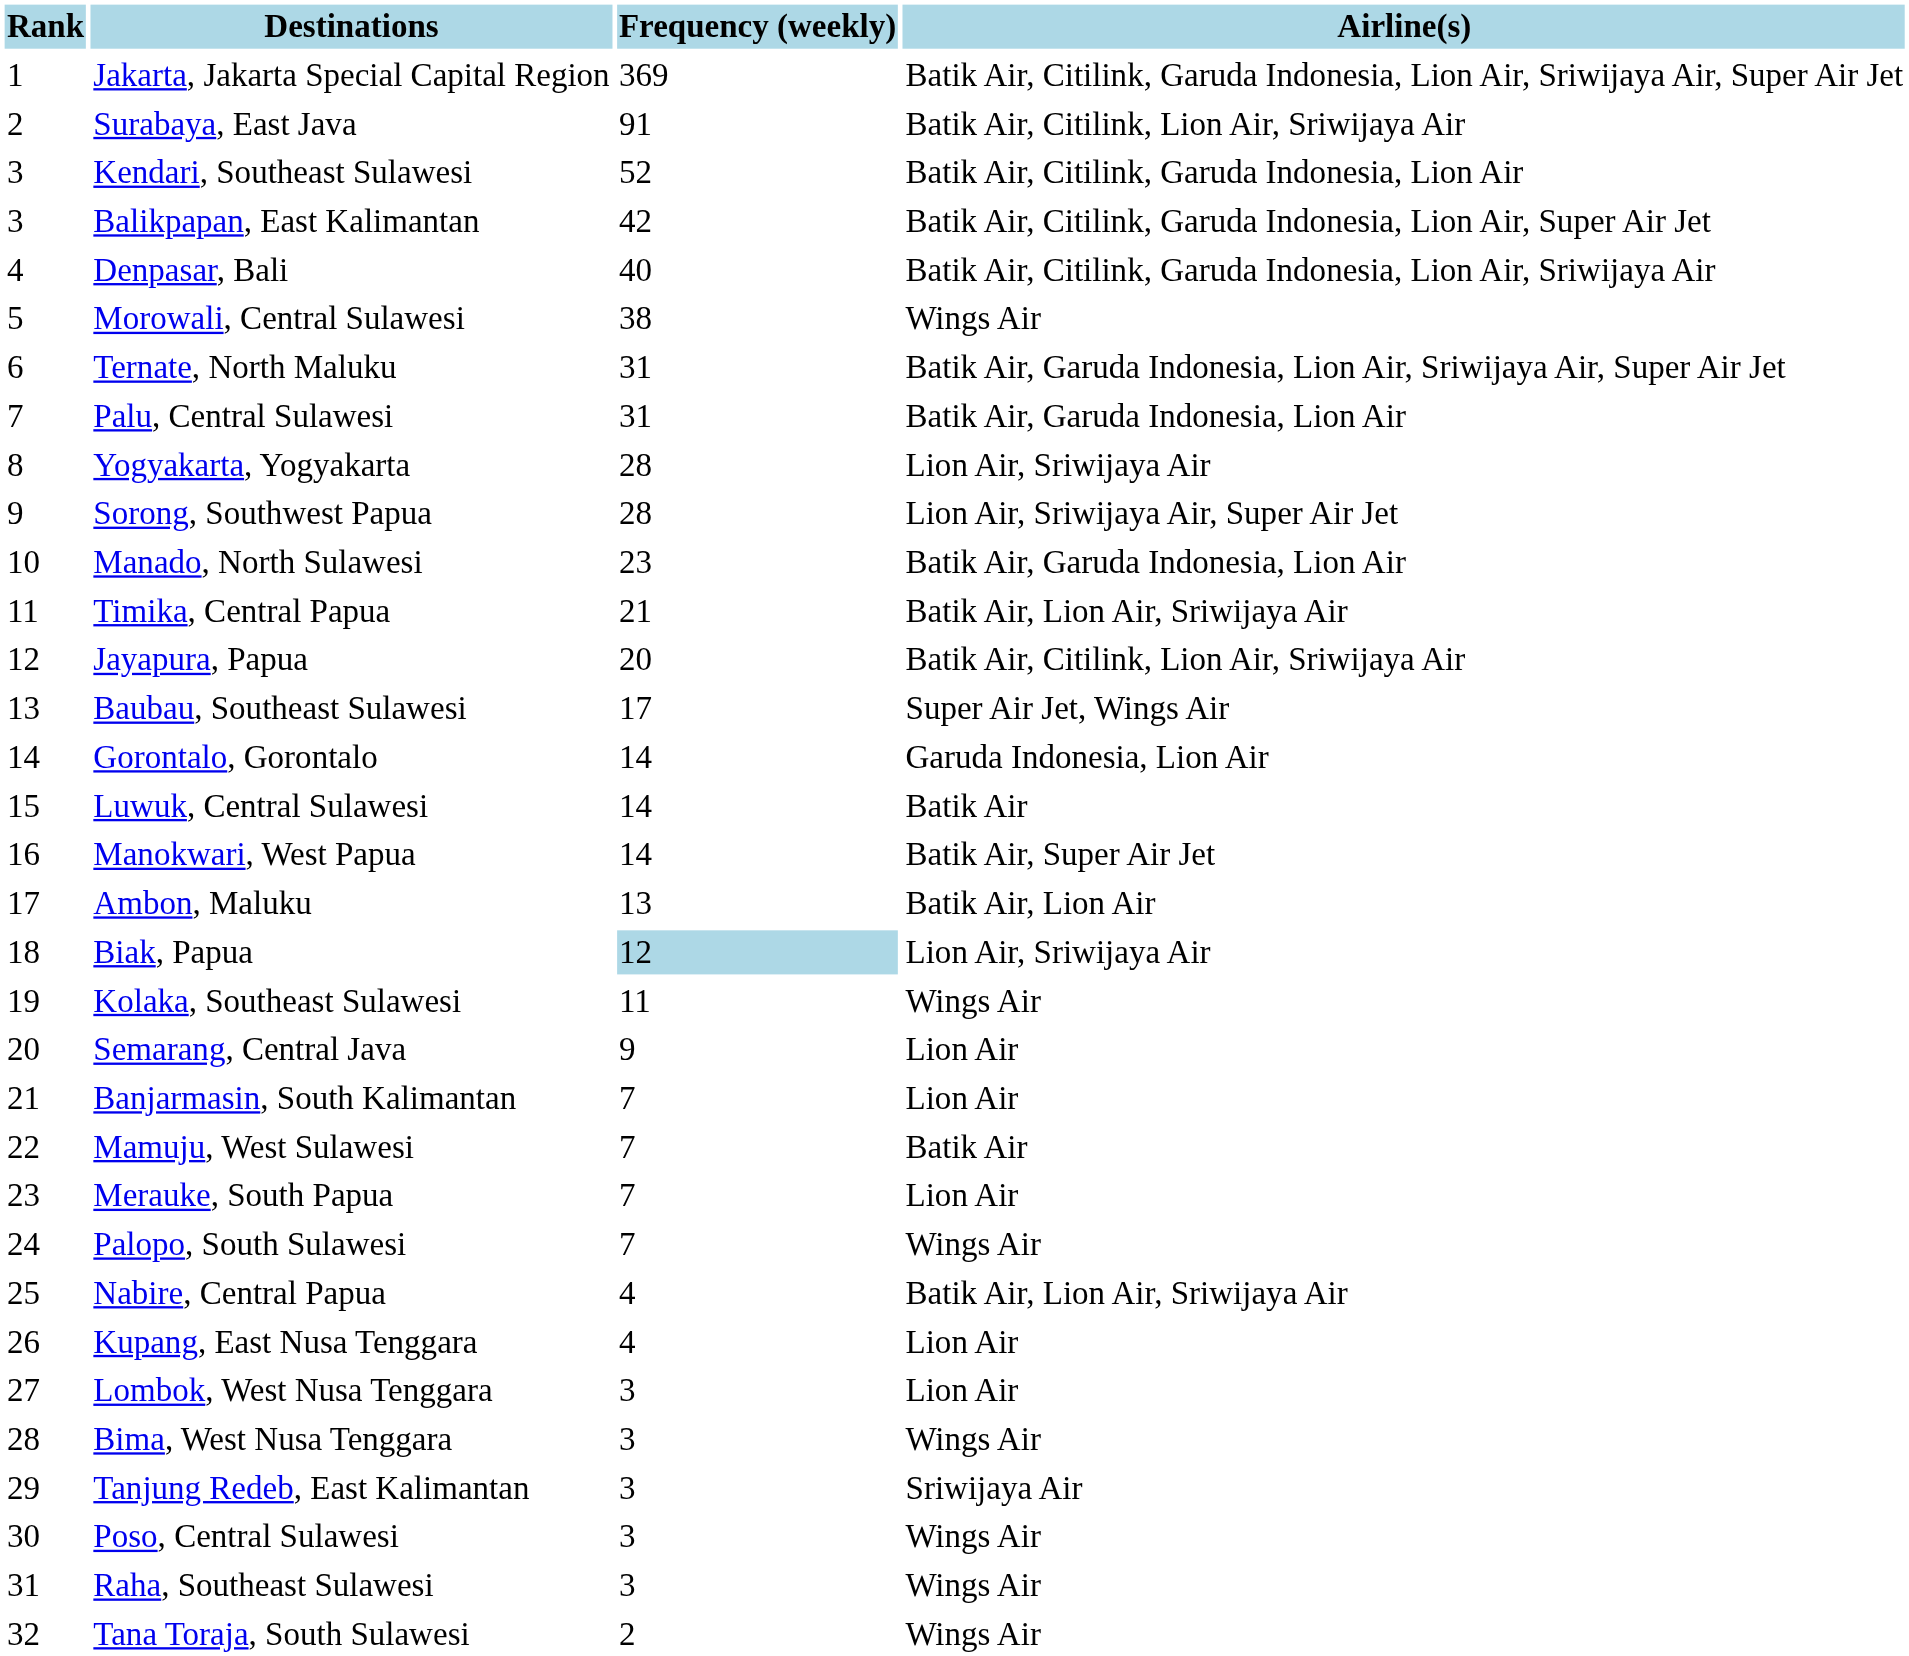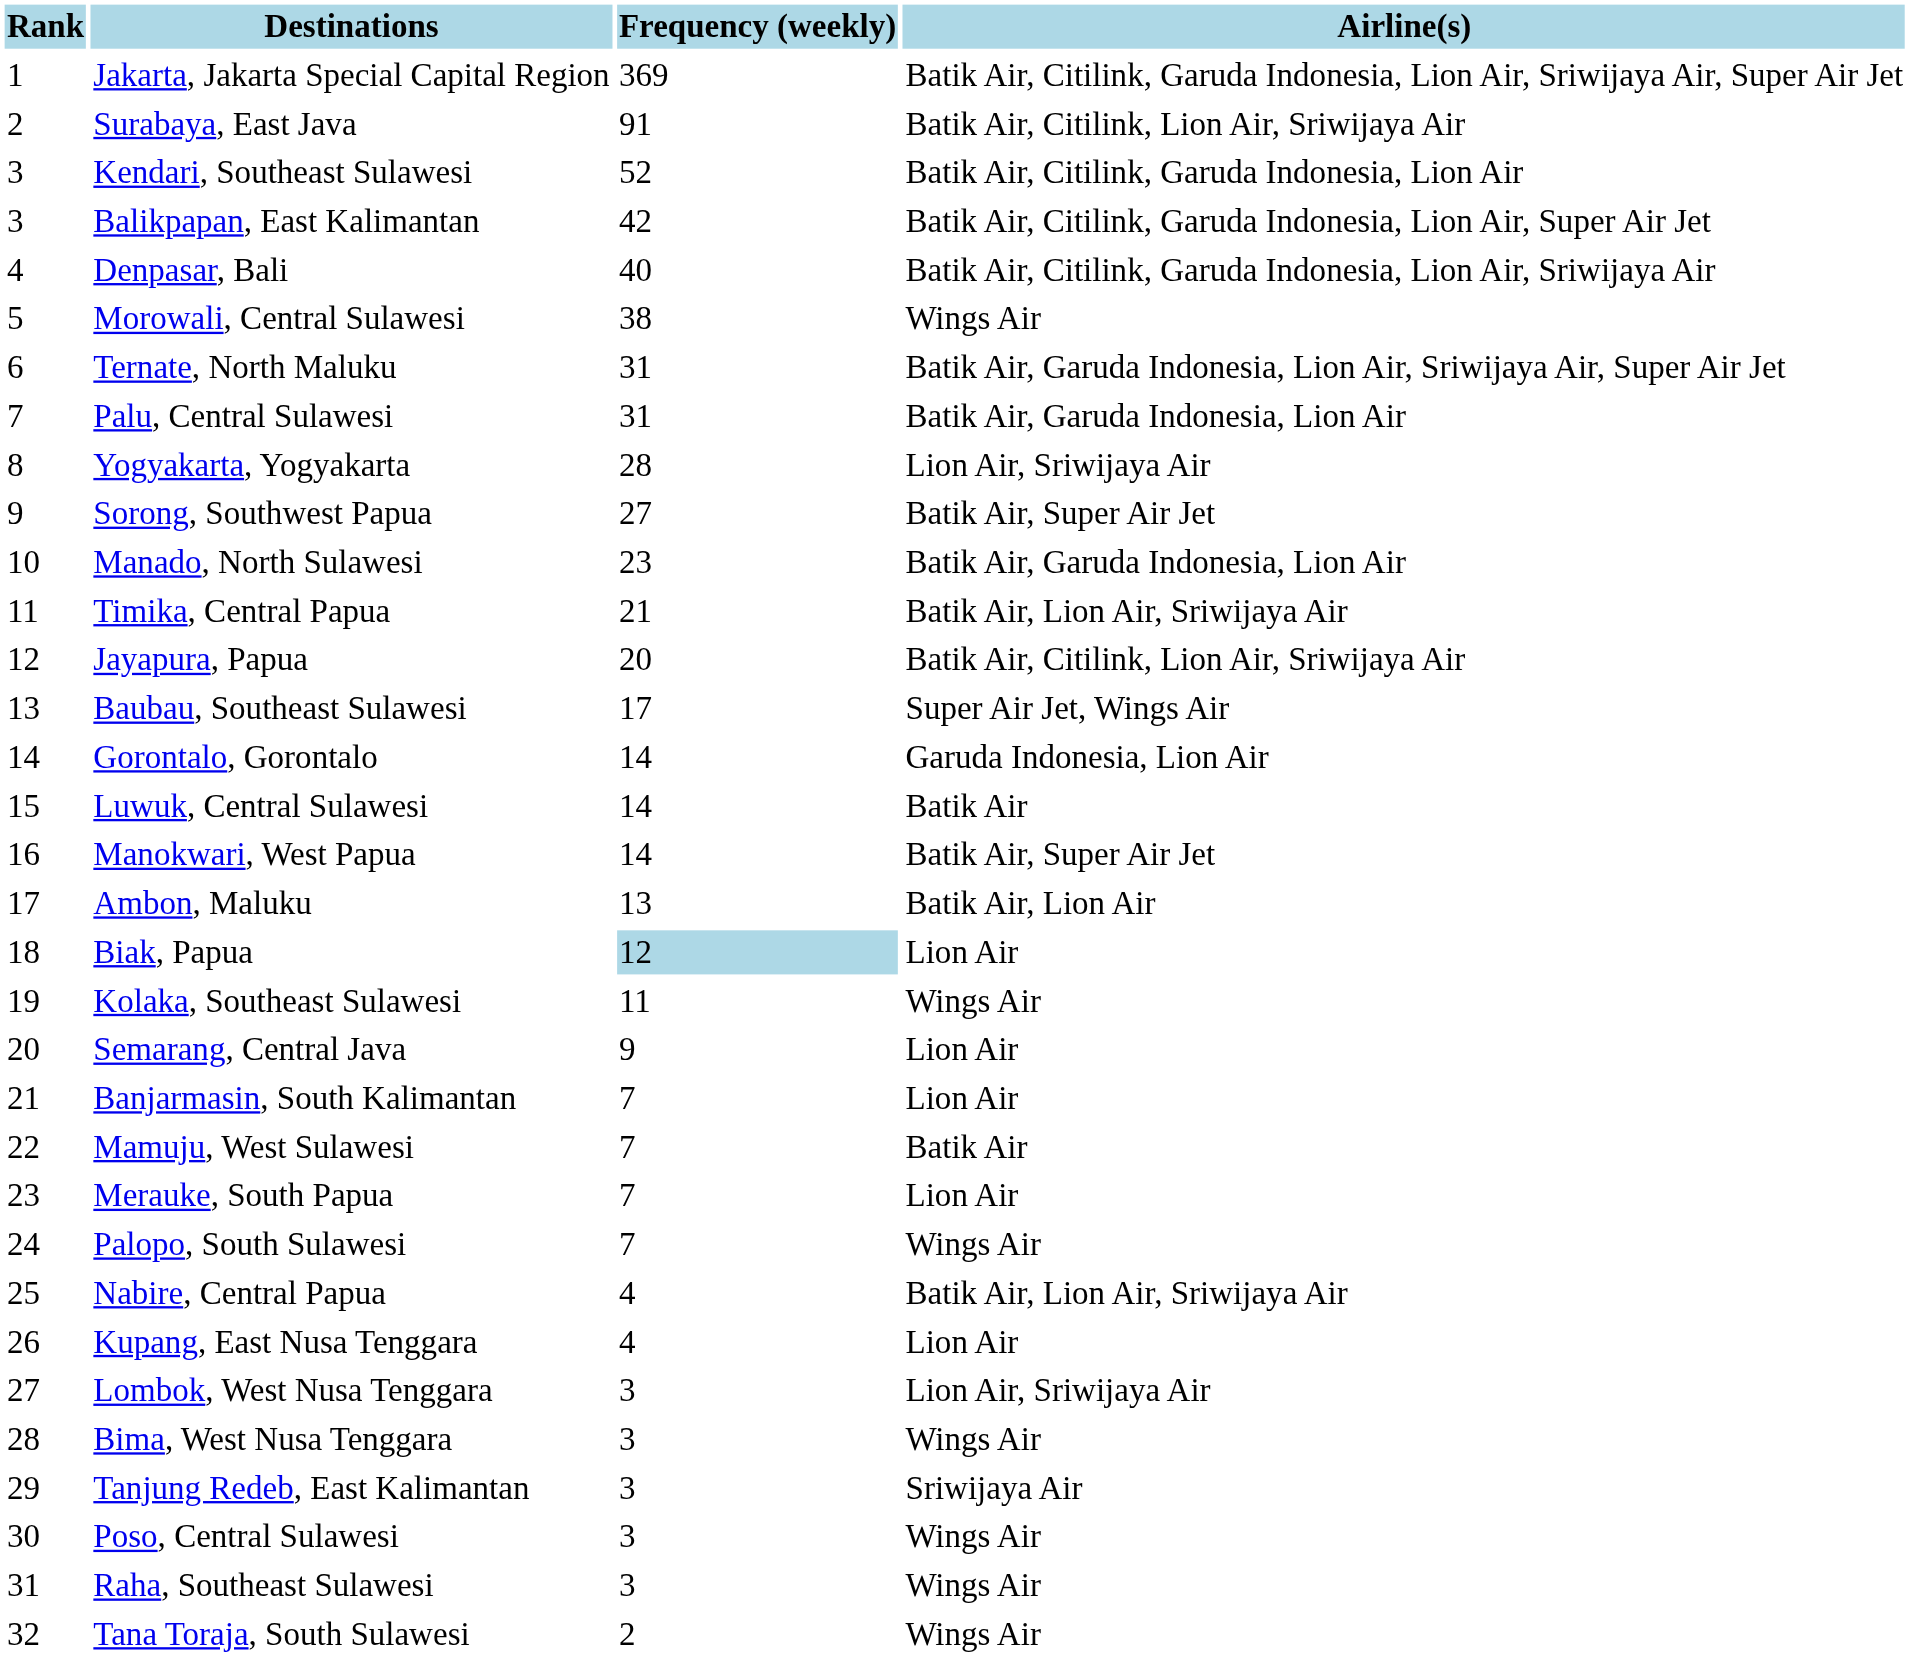(635, 513) 28 -> (635, 513) 27
(1152, 513) Lion Air, Sriwijaya Air, Super Air Jet -> (1060, 513) Batik Air, Super Air Jet
(1058, 951) Lion Air, Sriwijaya Air -> (962, 951) Lion Air
(962, 1390) Lion Air -> (1058, 1390) Lion Air, Sriwijaya Air
